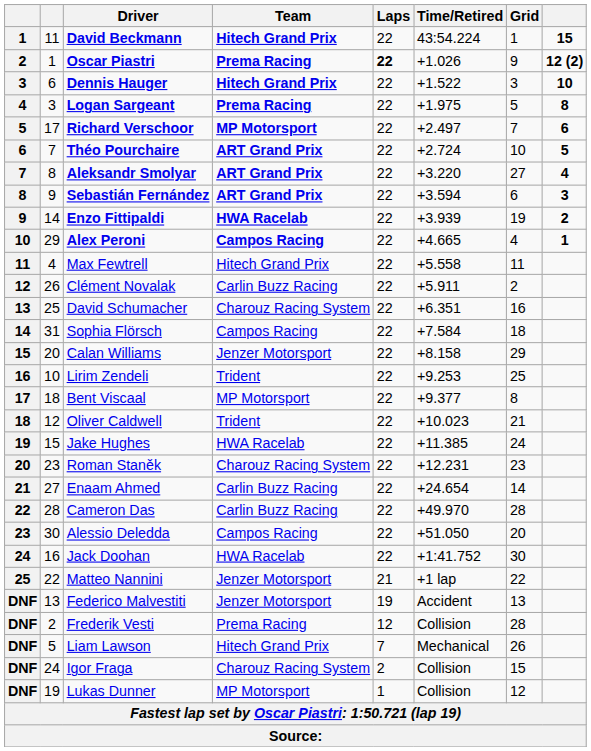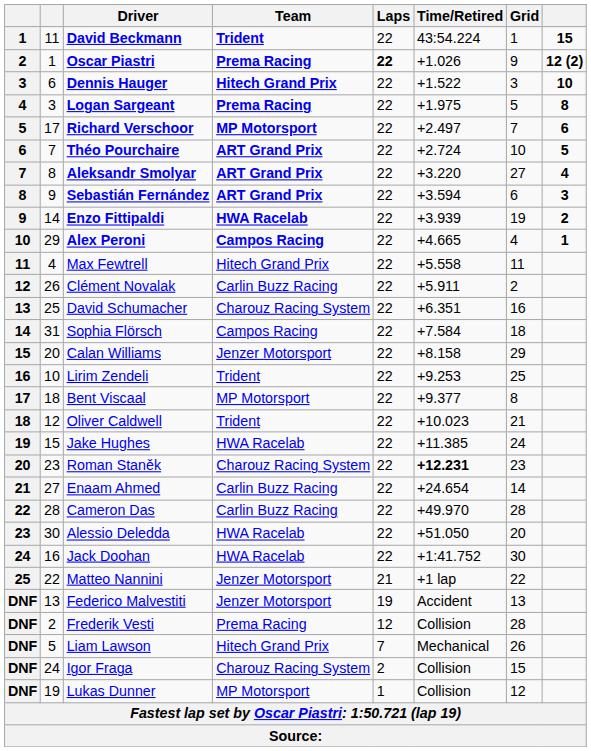(276, 38) Hitech Grand Prix -> (240, 38) Trident
(443, 466) normal -> (443, 466) bold
(267, 533) Campos Racing -> (260, 533) HWA Racelab
